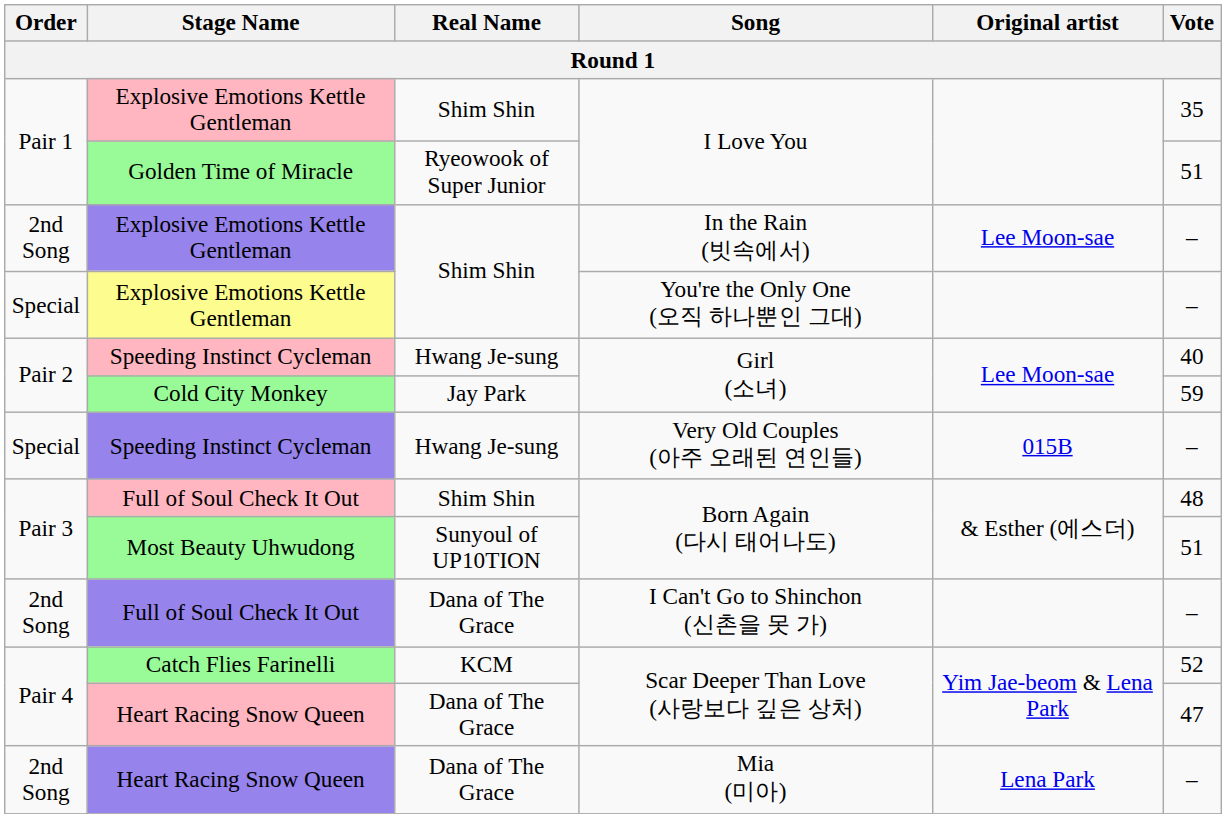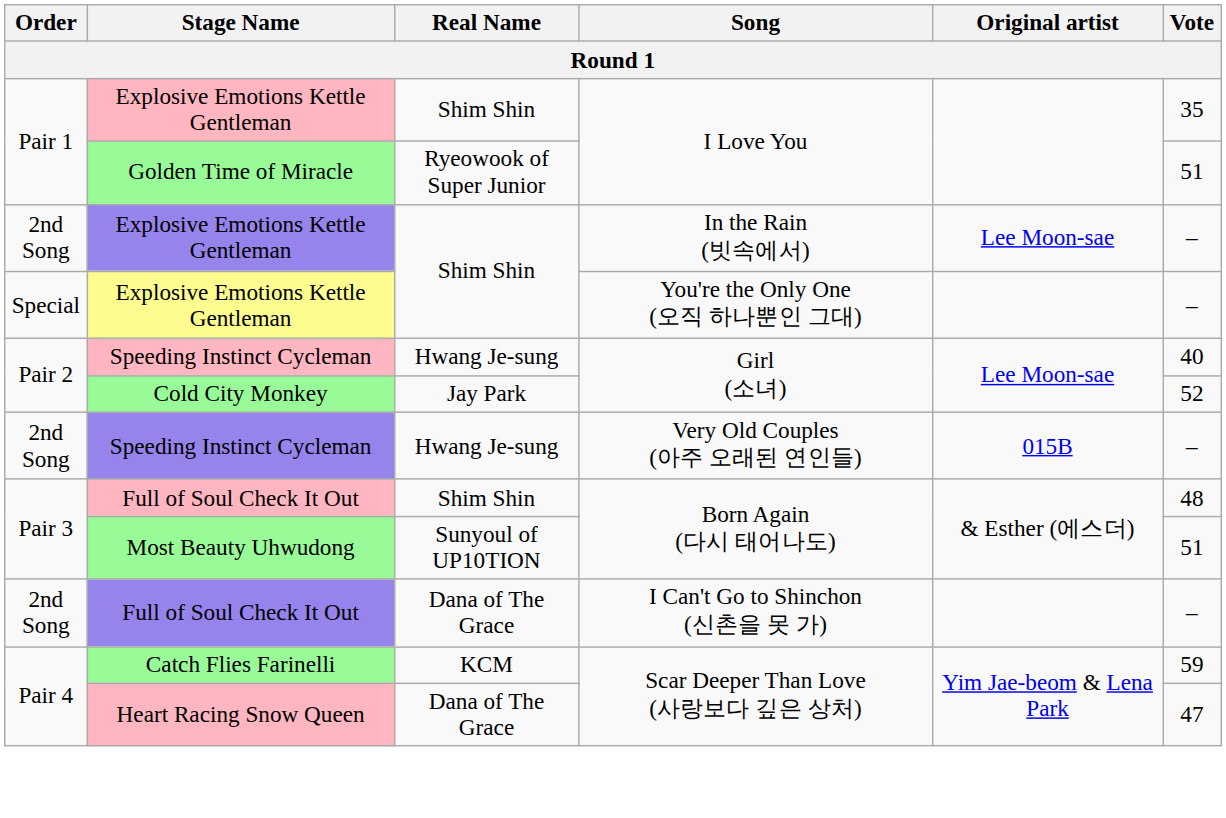(1192, 393) 59 -> (1192, 393) 52
(46, 445) Special -> (46, 445) 2nd Song
(1192, 664) 52 -> (1192, 664) 59
- row: (241, 779)
